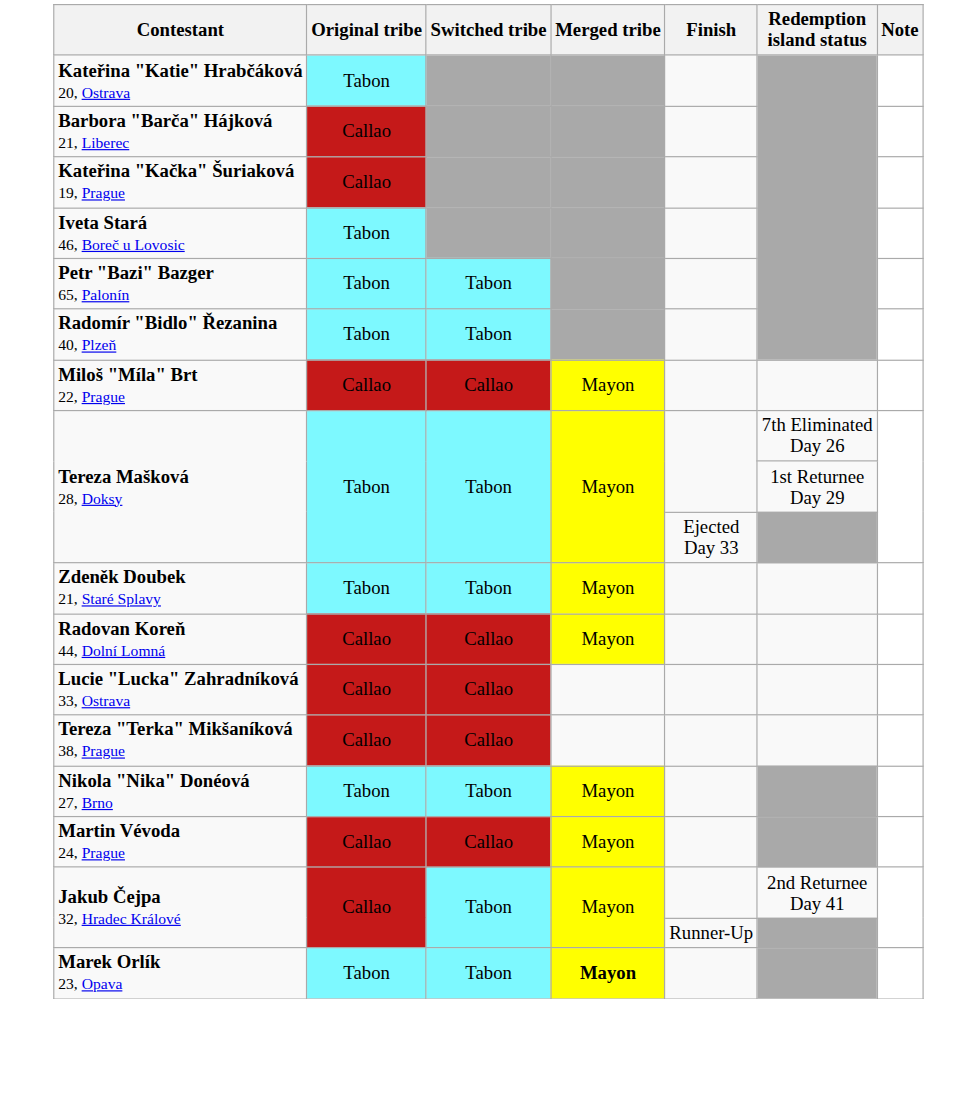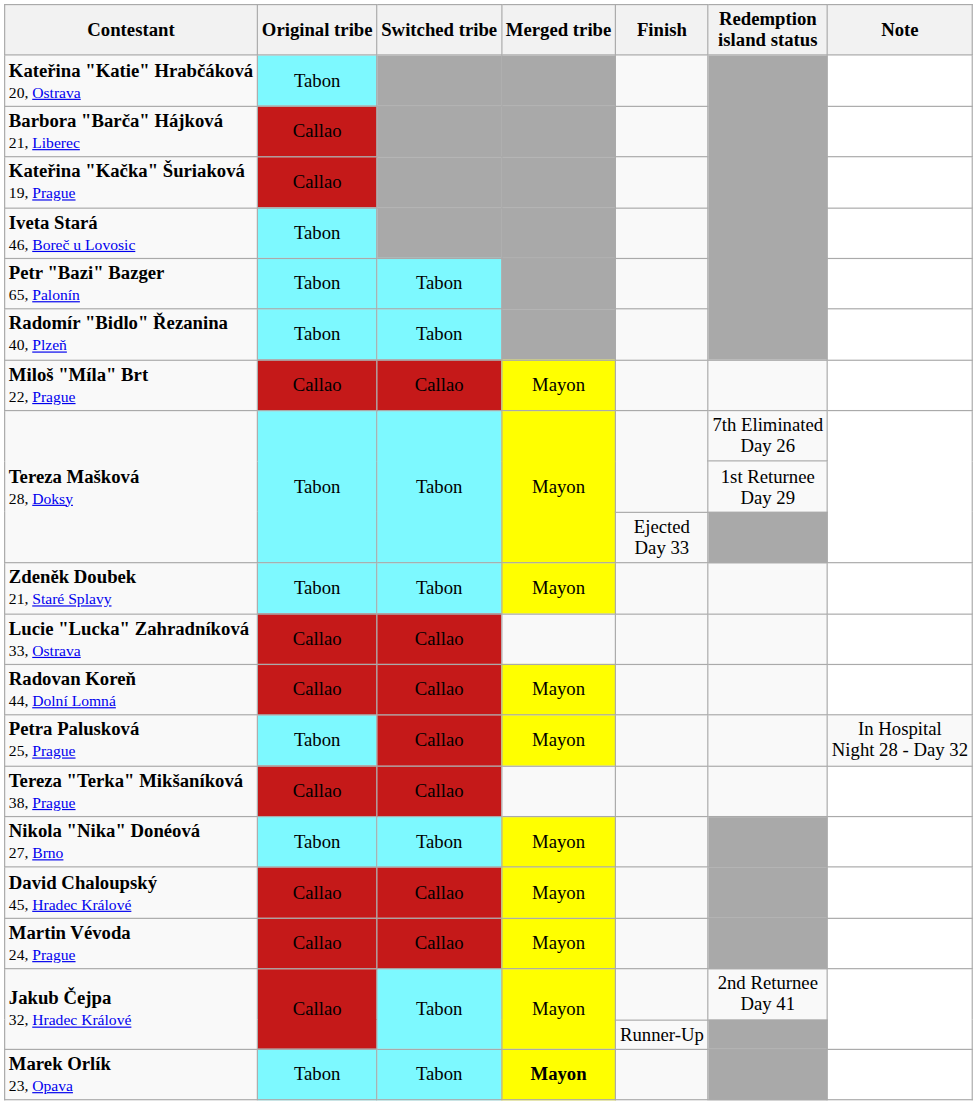rows swapped: (178, 689) <-> (122, 638)
+ row: (74, 740)
+ row: (83, 892)
